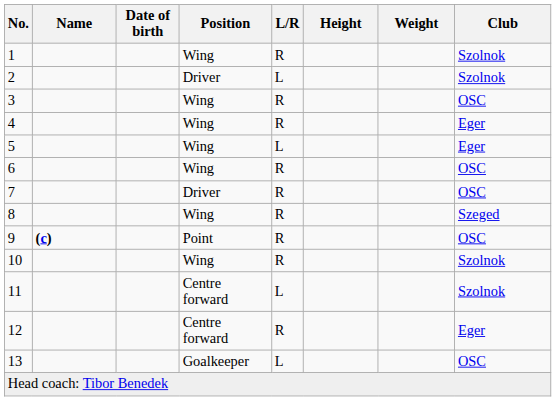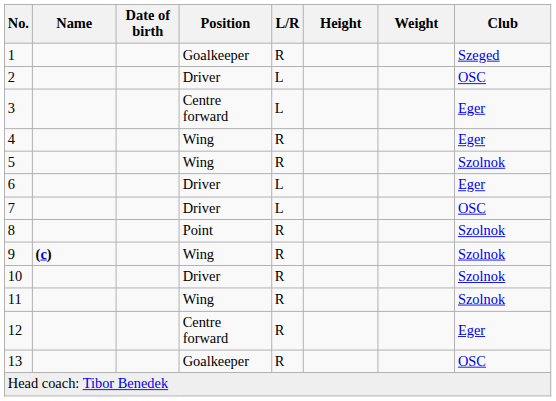(198, 54) Wing -> (216, 54) Goalkeeper
(482, 54) Szolnok -> (479, 54) Szeged
(482, 77) Szolnok -> (472, 77) OSC
(198, 100) Wing -> (205, 108) Centre forward
(279, 100) R -> (279, 108) L
(472, 100) OSC -> (472, 108) Eger
(279, 146) L -> (279, 162) R
(472, 146) Eger -> (482, 162) Szolnok
(198, 169) Wing -> (201, 185) Driver
(279, 169) R -> (279, 185) L
(472, 169) OSC -> (472, 185) Eger
(279, 191) R -> (279, 208) L
(198, 214) Wing -> (198, 231) Point
(479, 214) Szeged -> (482, 231) Szolnok
(198, 237) Point -> (198, 253) Wing
(472, 237) OSC -> (482, 253) Szolnok
(198, 260) Wing -> (201, 276) Driver
(205, 291) Centre forward -> (198, 299) Wing
(279, 291) L -> (279, 299) R
(279, 361) L -> (279, 361) R
